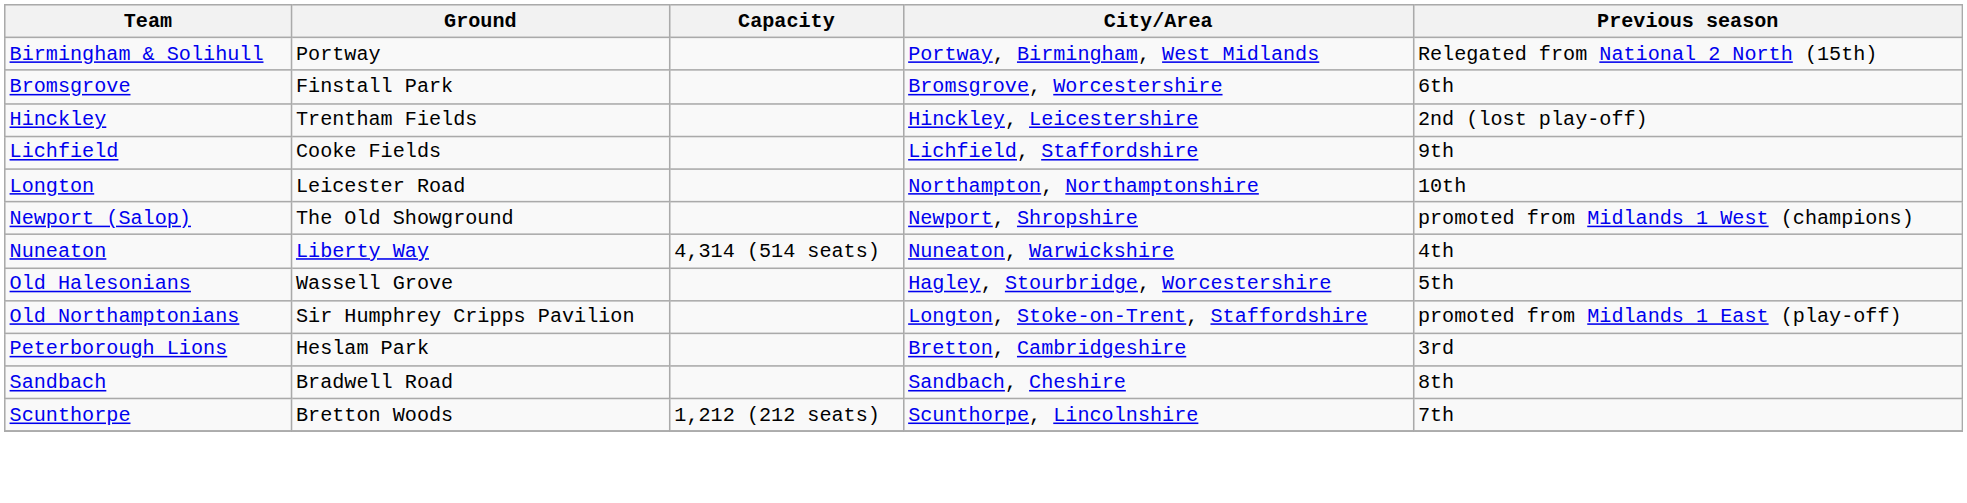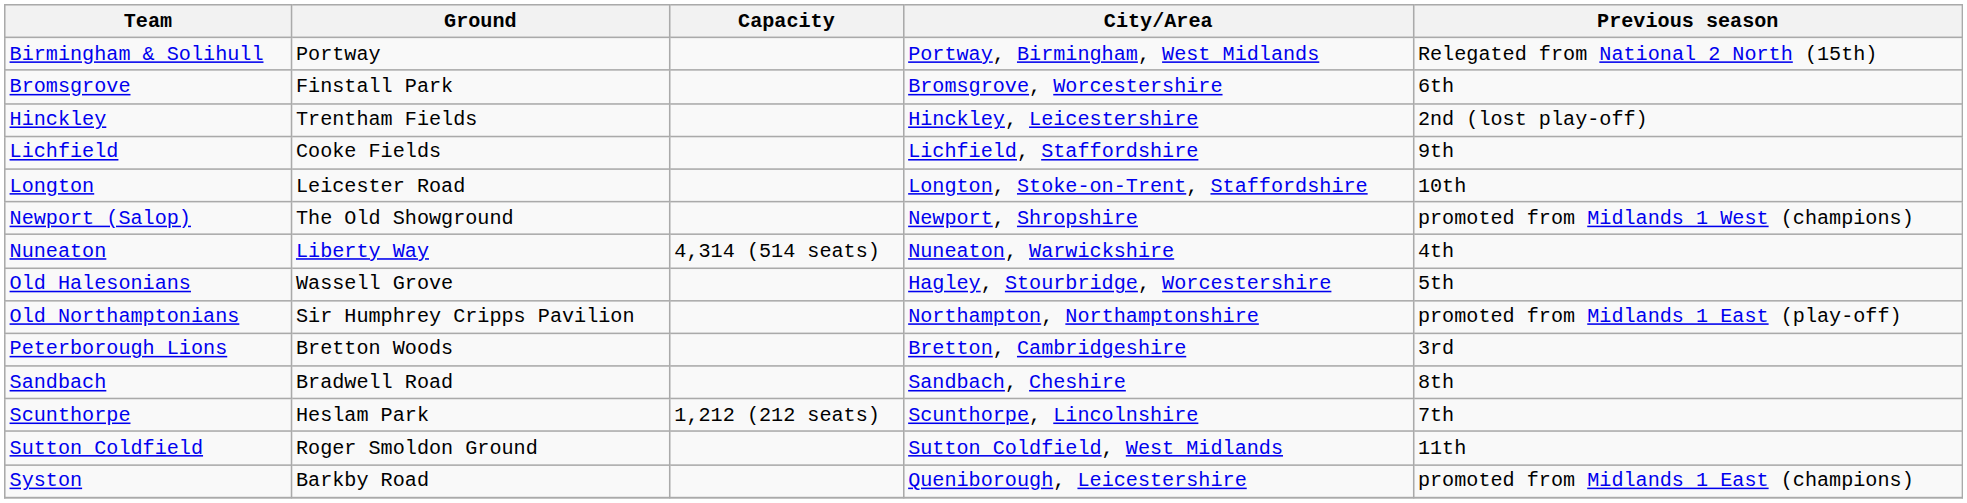(1083, 185) Northampton, Northamptonshire -> (1138, 185) Longton, Stoke-on-Trent, Staffordshire
(1138, 317) Longton, Stoke-on-Trent, Staffordshire -> (1083, 317) Northampton, Northamptonshire
(362, 350) Heslam Park -> (375, 350) Bretton Woods
(375, 415) Bretton Woods -> (362, 415) Heslam Park
+ row: (106, 448)
+ row: (46, 481)
